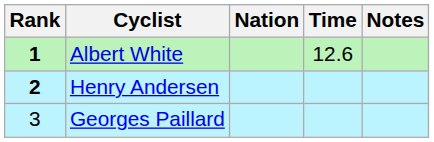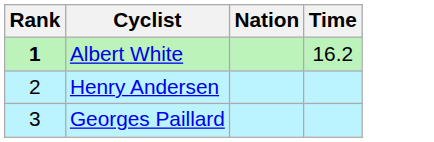- column: (395, 20)
(333, 53) 12.6 -> (333, 53) 16.2
(35, 86) bold -> (35, 86) normal
